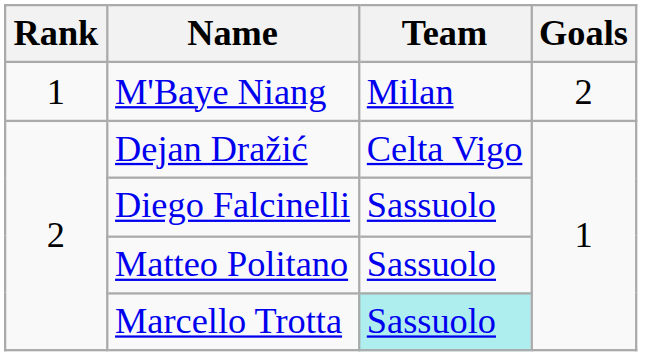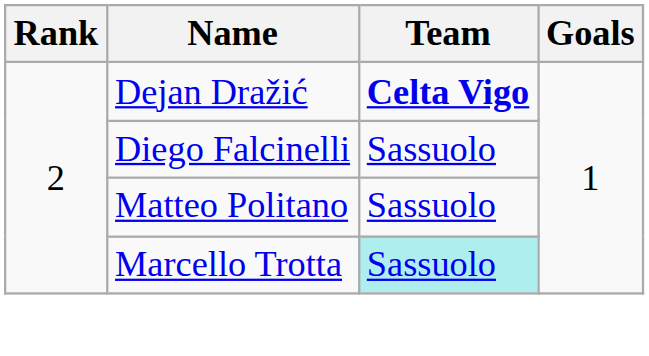- row: (221, 90)
(445, 148) normal -> (448, 90) bold
